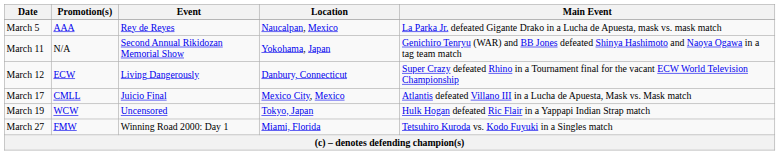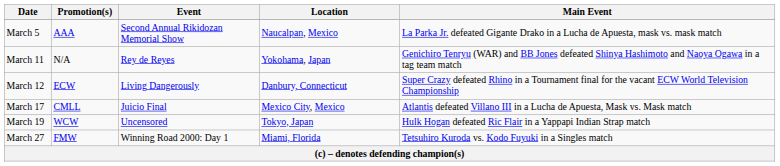(148, 27) Rey de Reyes -> (172, 33) Second Annual Rikidozan Memorial Show
(172, 48) Second Annual Rikidozan Memorial Show -> (148, 59) Rey de Reyes
